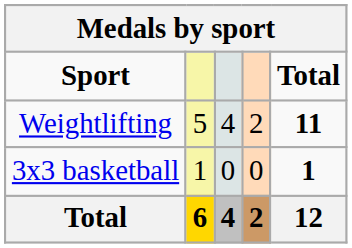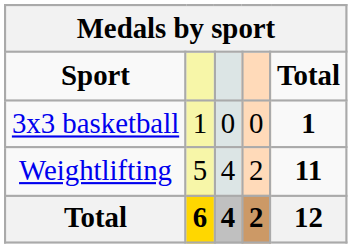rows swapped: (96, 170) <-> (96, 123)
